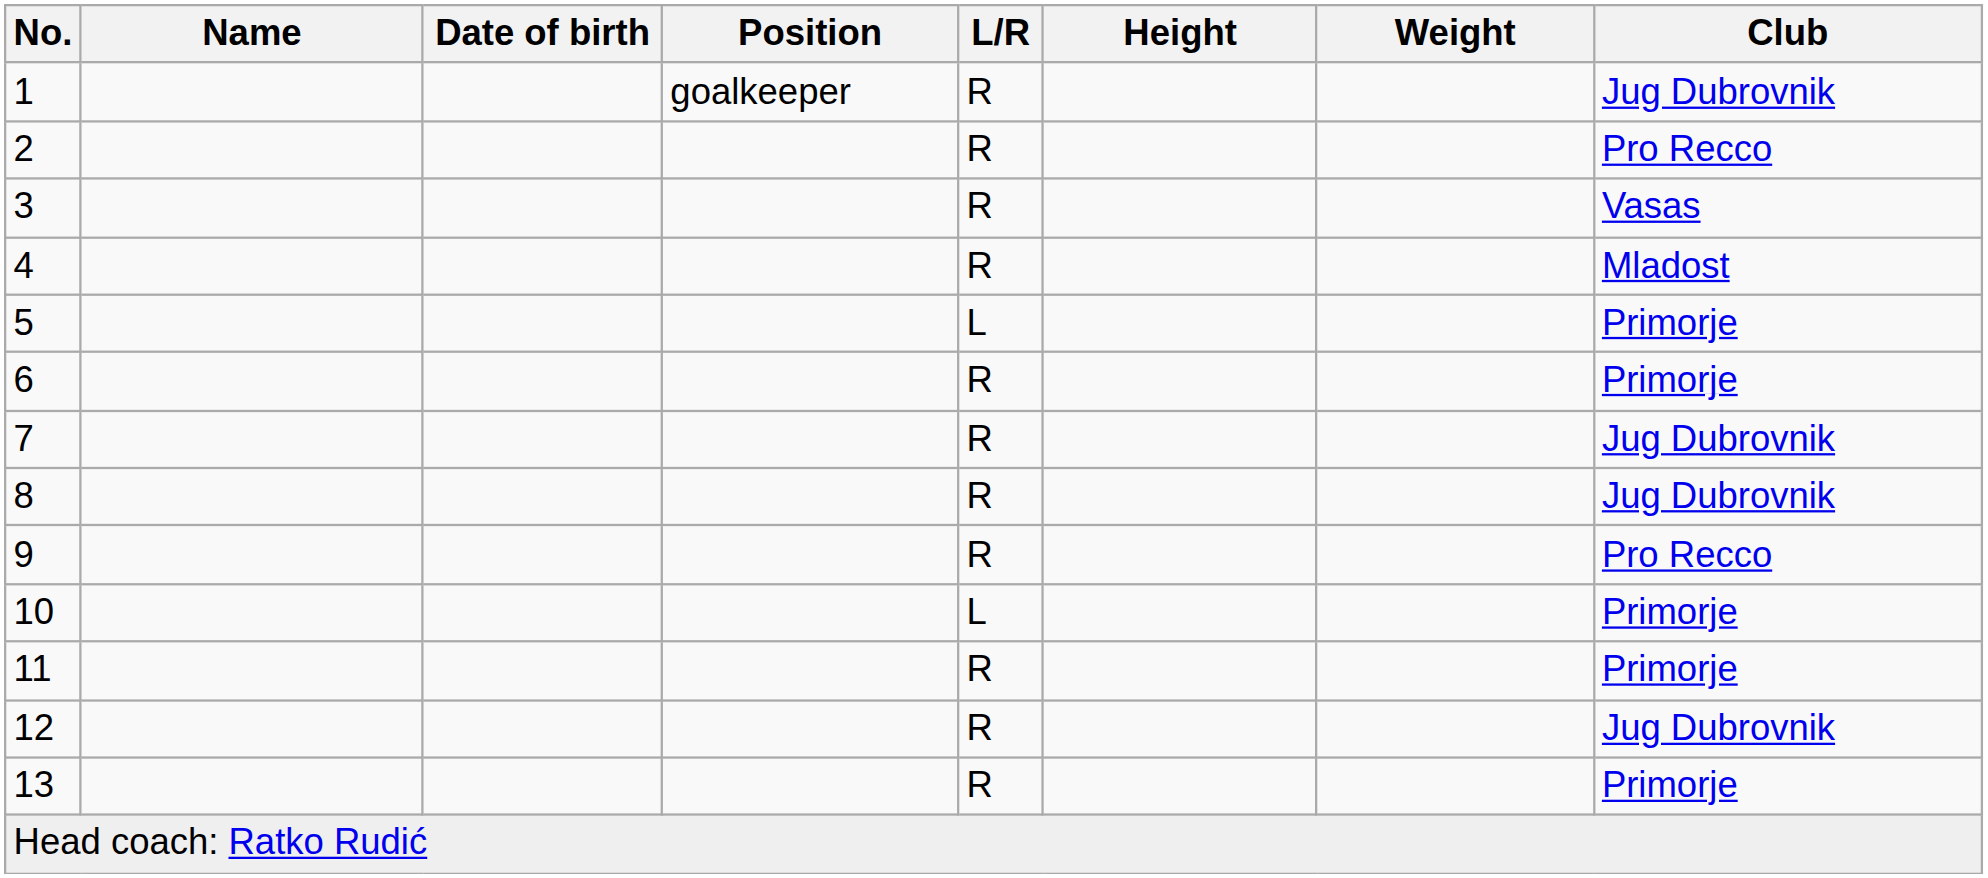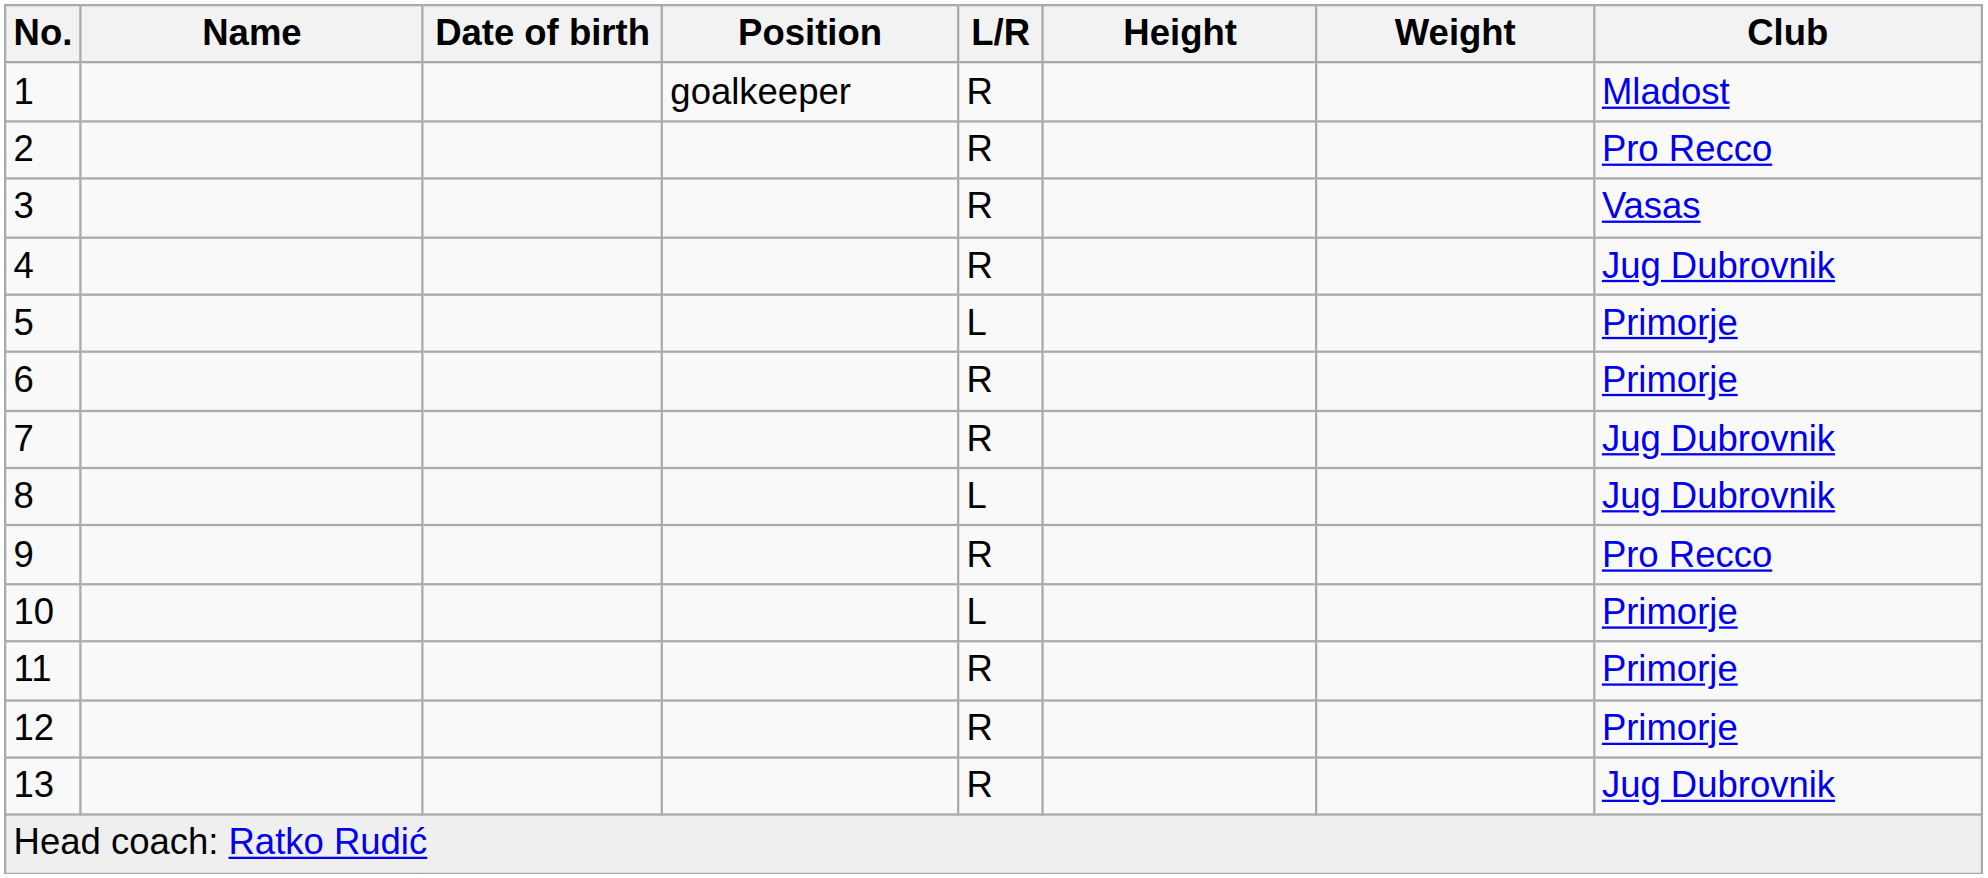(1718, 91) Jug Dubrovnik -> (1666, 91) Mladost
(1666, 264) Mladost -> (1718, 264) Jug Dubrovnik
(980, 496) R -> (977, 496) L
(1718, 727) Jug Dubrovnik -> (1670, 727) Primorje
(1670, 785) Primorje -> (1718, 785) Jug Dubrovnik
